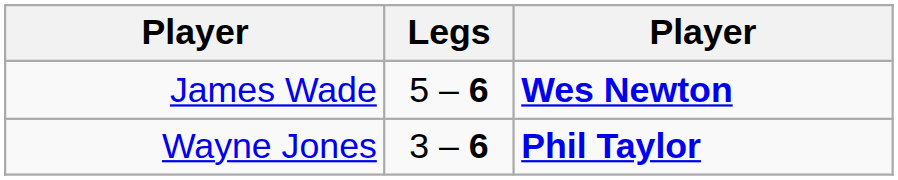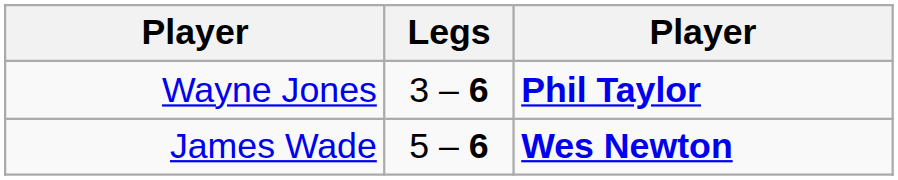rows swapped: (269, 145) <-> (273, 89)
